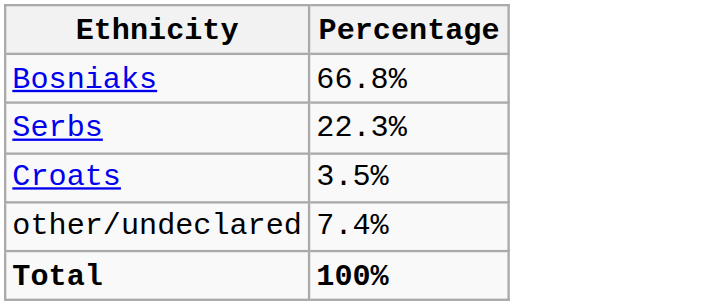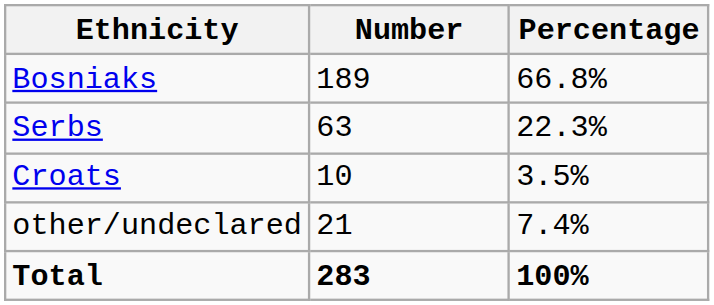+ column: (409, 30)
